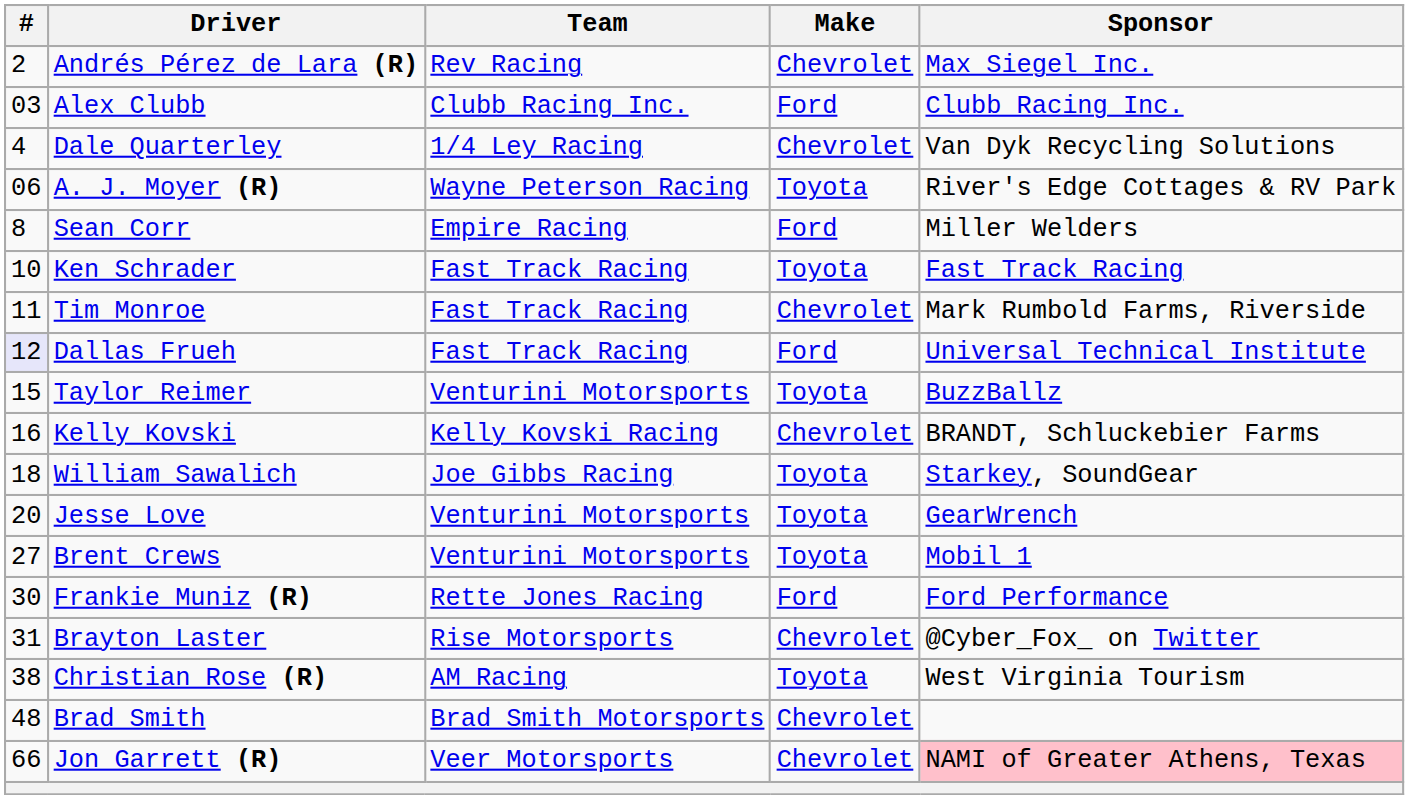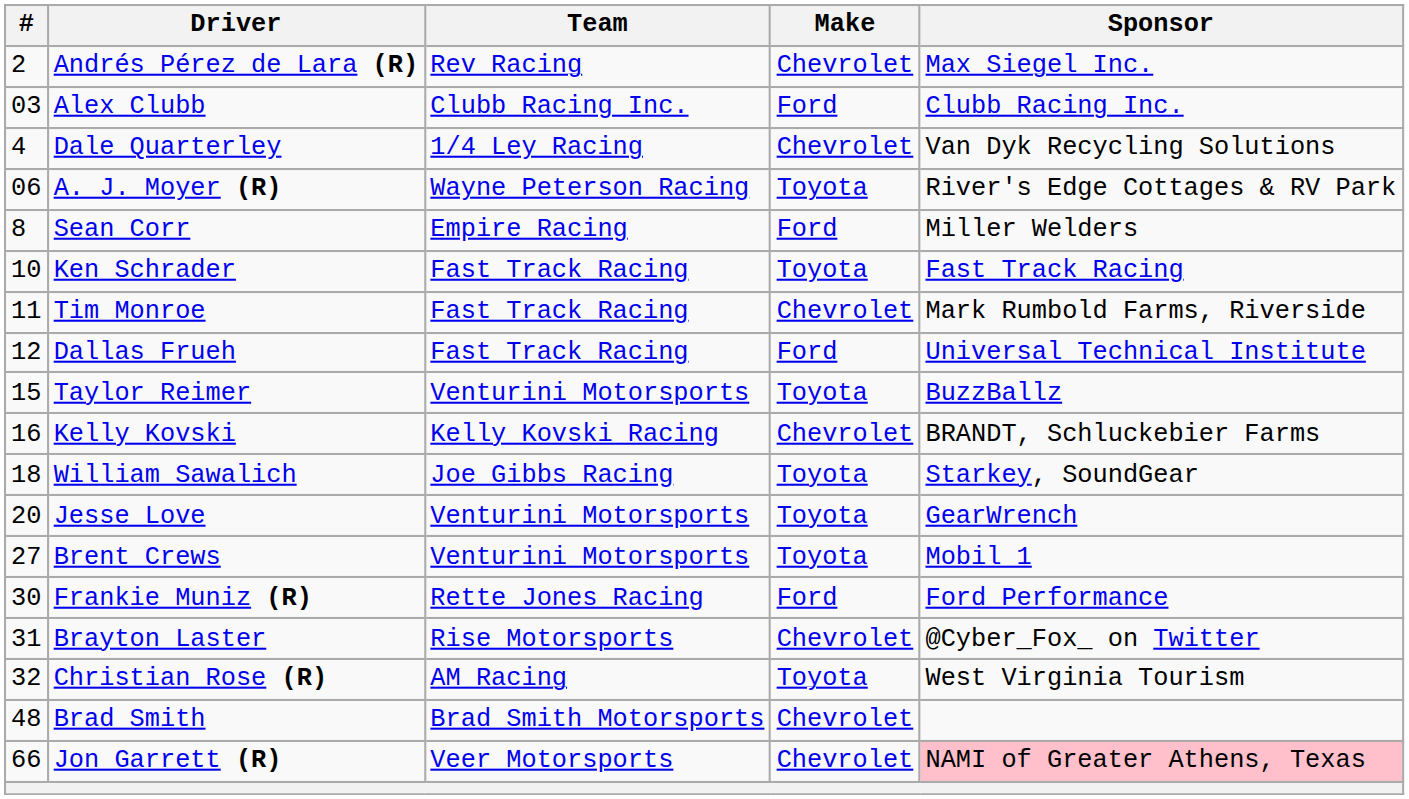(26, 353) lavender background -> (26, 353) no background
(26, 680) 38 -> (26, 680) 32
